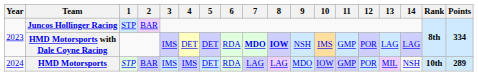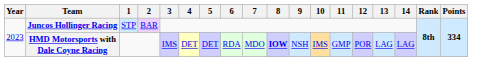(255, 44) bold -> (255, 44) normal
- row: (72, 63)
